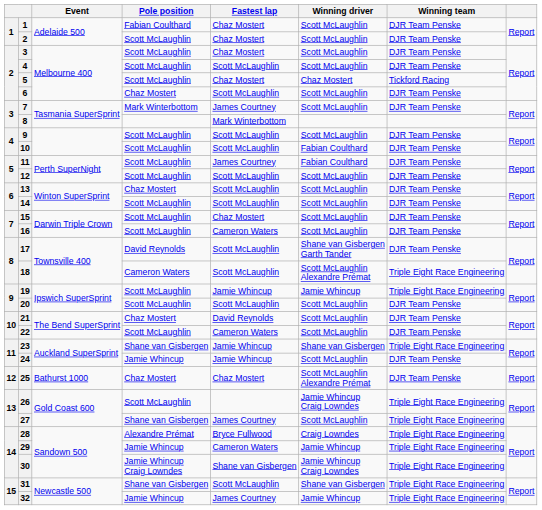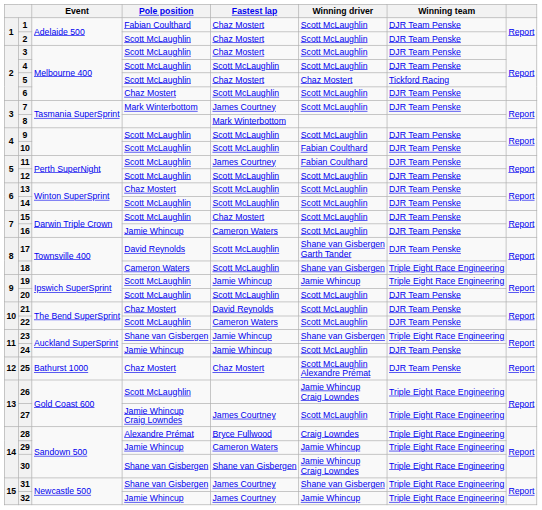(158, 230) Scott McLaughlin -> (154, 230) Jamie Whincup
(336, 272) Scott McLaughlin Alexandre Prémat -> (343, 267) Shane van Gisbergen
(166, 420) Shane van Gisbergen -> (154, 415) Jamie Whincup Craig Lowndes
(154, 466) Jamie Whincup Craig Lowndes -> (166, 466) Shane van Gisbergen
(246, 484) Scott McLaughlin -> (244, 484) James Courtney
